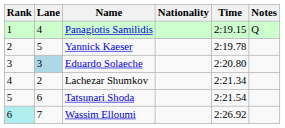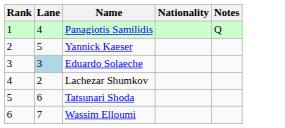- column: (230, 13)
(9, 115) paleturquoise background -> (9, 115) no background
